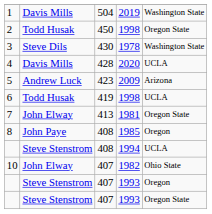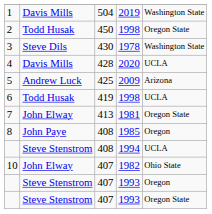(105, 81) 423 -> (105, 81) 425
